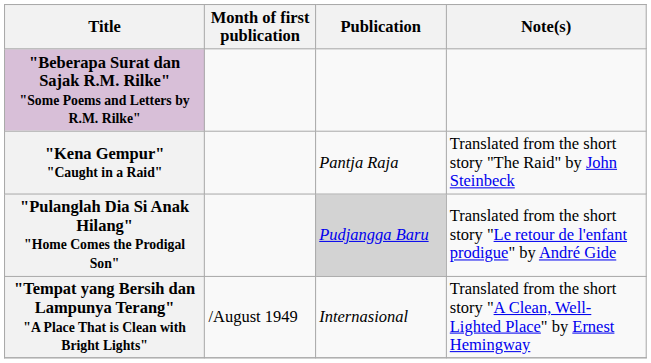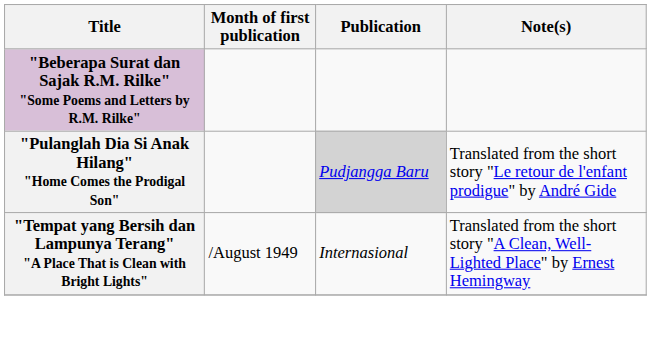- row: (105, 162)
